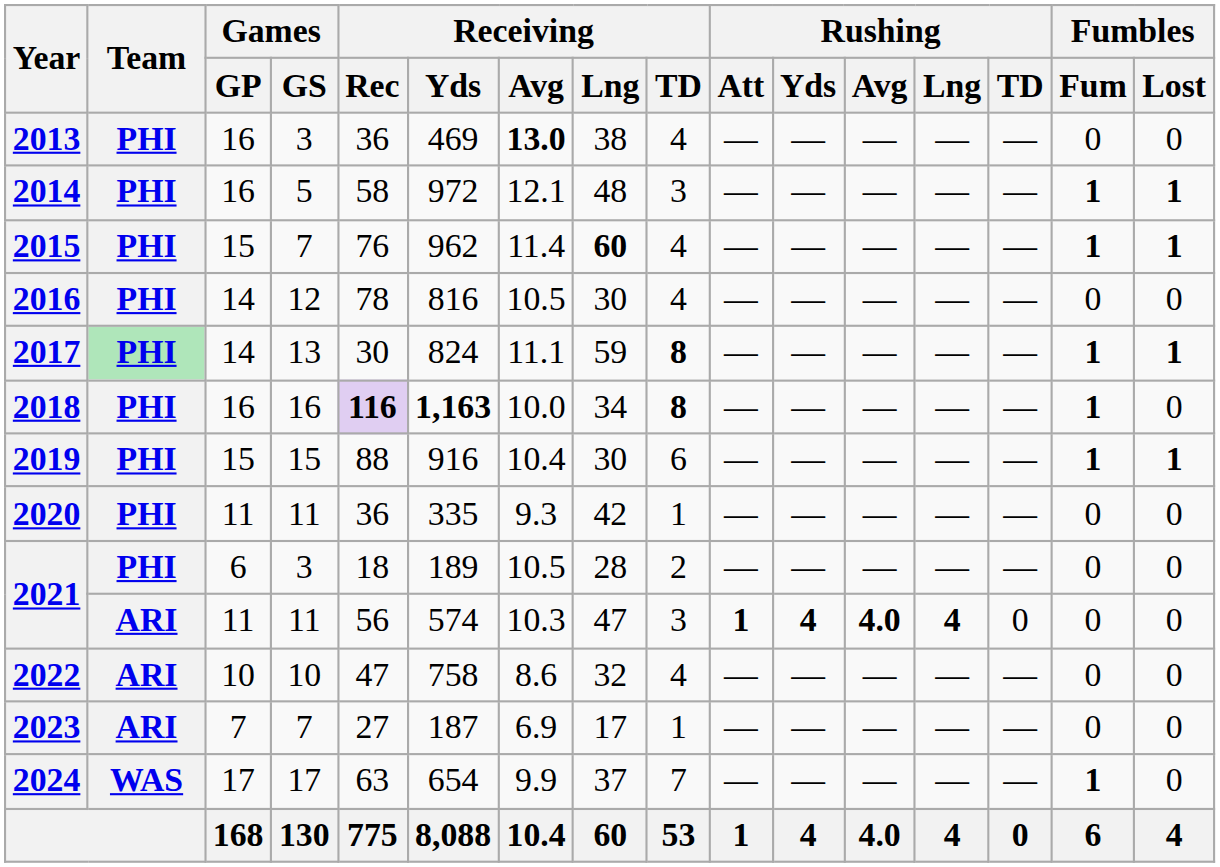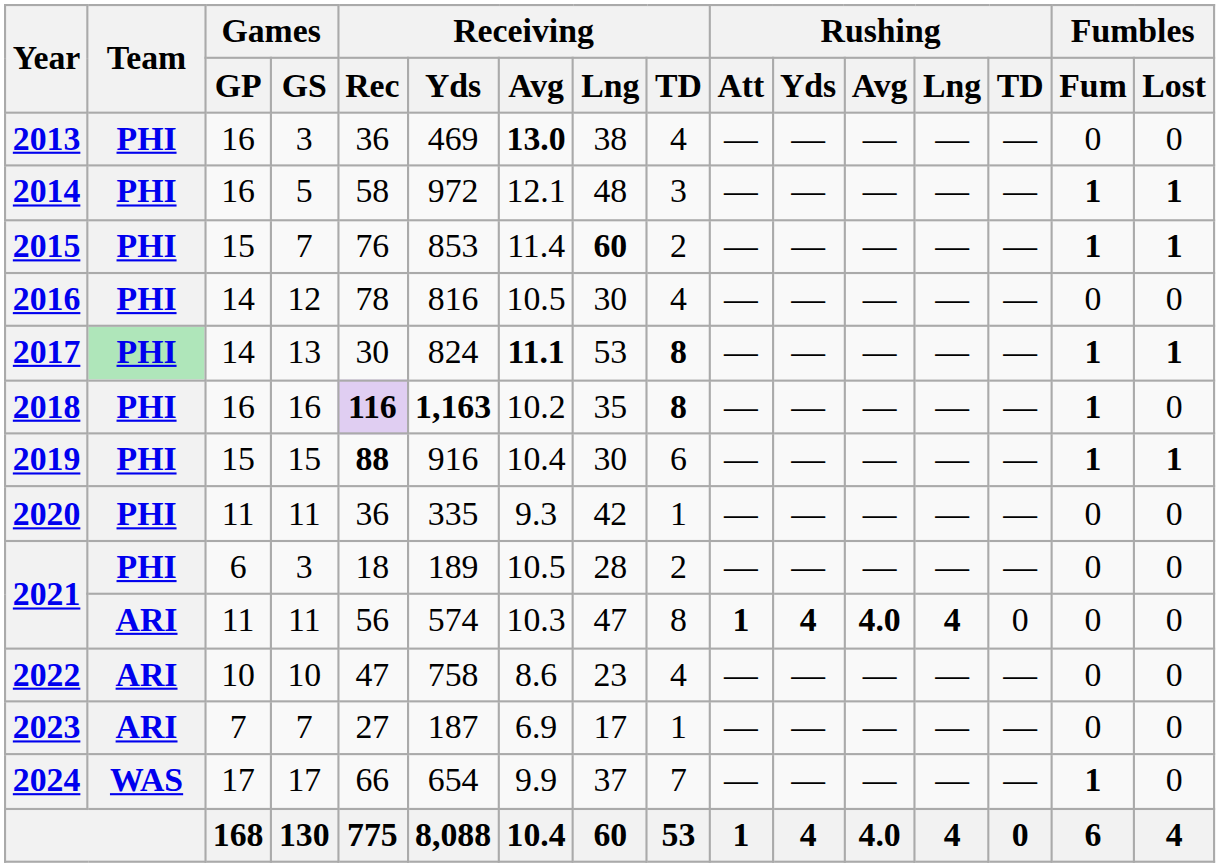(453, 245) 962 -> (453, 245) 853
(678, 245) 4 -> (678, 245) 2
(536, 352) normal -> (536, 352) bold
(610, 352) 59 -> (610, 352) 53
(536, 406) 10.0 -> (536, 406) 10.2
(610, 406) 34 -> (610, 406) 35
(372, 459) normal -> (372, 459) bold
(678, 620) 3 -> (678, 620) 8
(610, 673) 32 -> (610, 673) 23
(372, 780) 63 -> (372, 780) 66
